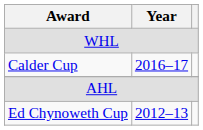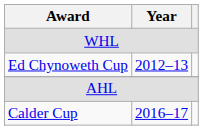rows swapped: (68, 112) <-> (43, 64)
